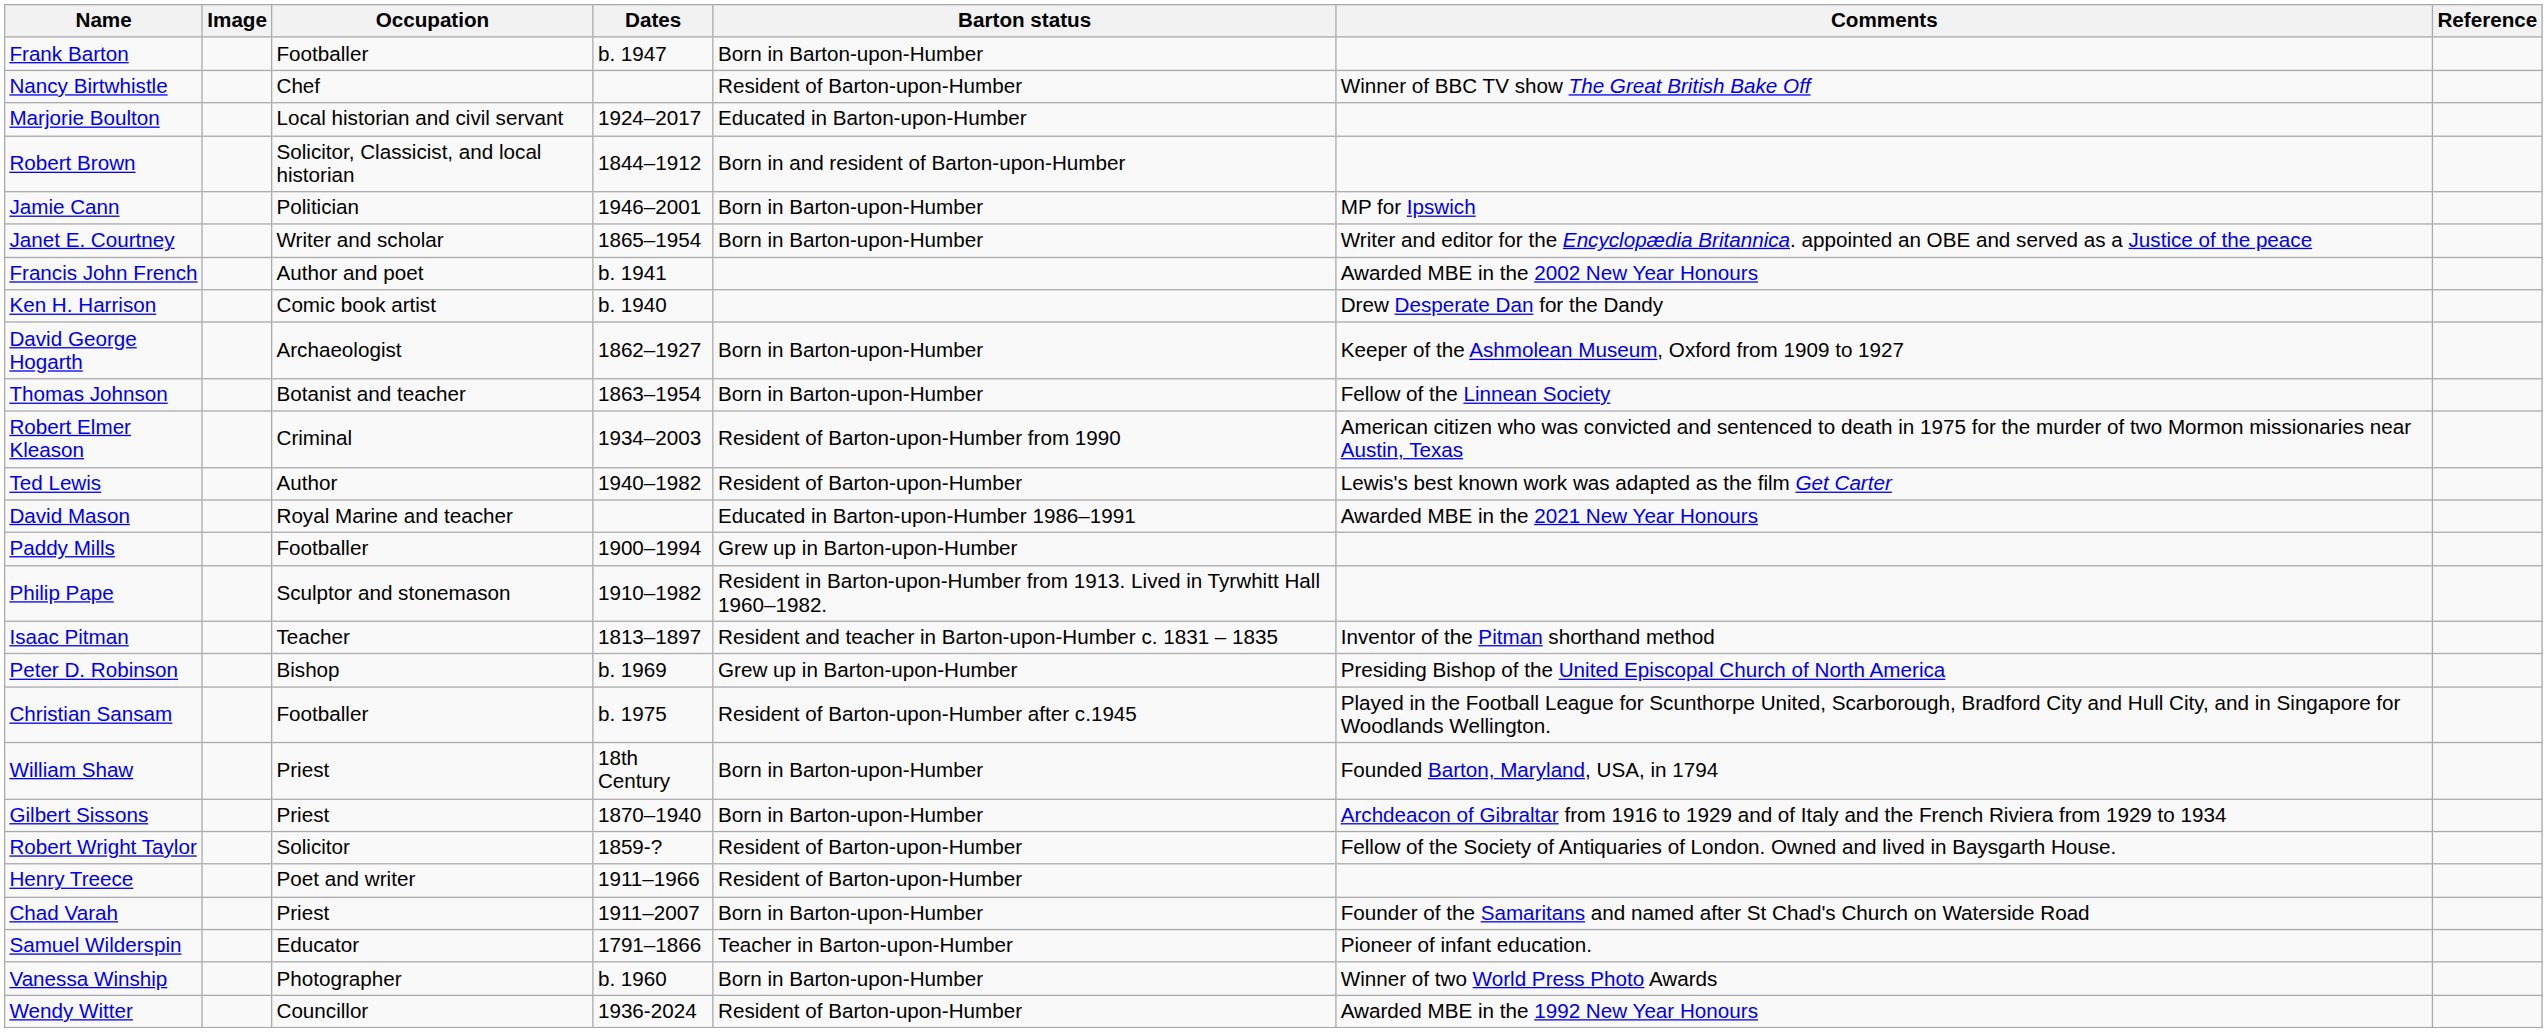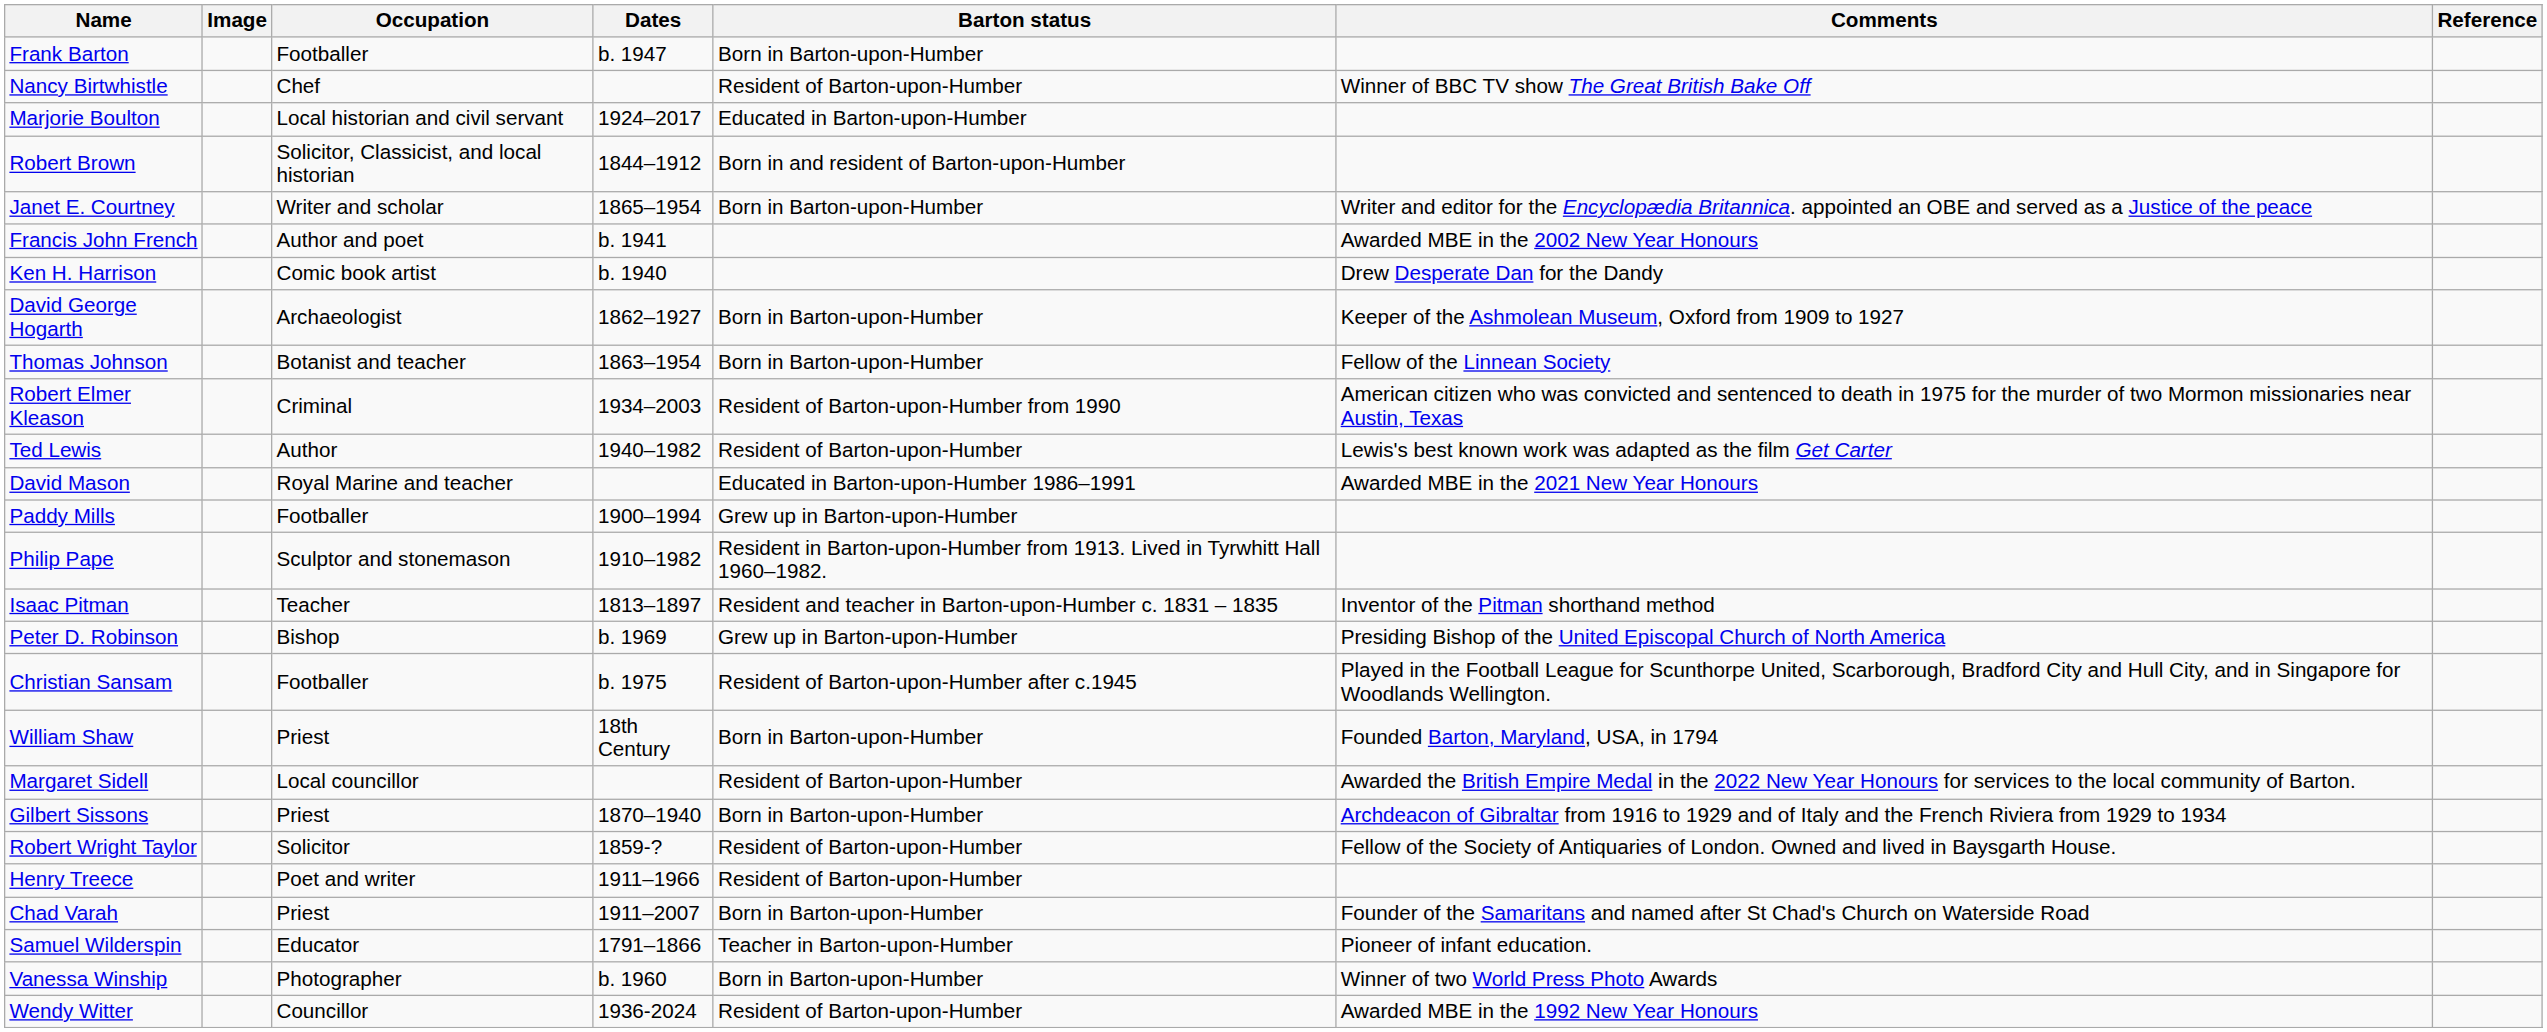- row: (64, 207)
+ row: (79, 782)
